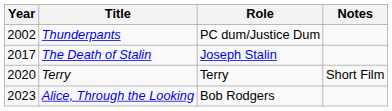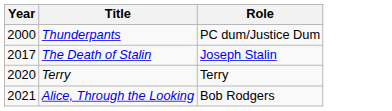- column: (355, 14)
(22, 34) 2002 -> (22, 34) 2000
(22, 95) 2023 -> (22, 95) 2021
